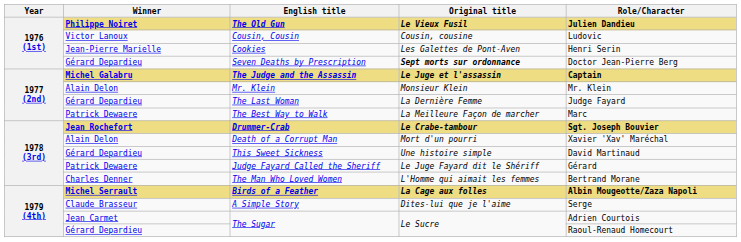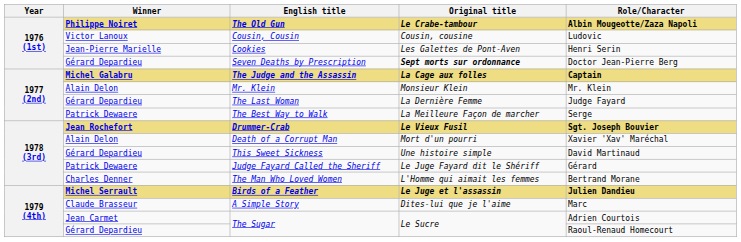(434, 24) Le Vieux Fusil -> (439, 24) Le Crabe-tambour
(601, 24) Julien Dandieu -> (632, 24) Albin Mougeotte/Zaza Napoli
(451, 75) Le Juge et l'assassin -> (444, 75) La Cage aux folles
(578, 114) Marc -> (580, 114) Serge
(439, 127) Le Crabe-tambour -> (434, 127) Le Vieux Fusil
(444, 192) La Cage aux folles -> (451, 192) Le Juge et l'assassin
(632, 192) Albin Mougeotte/Zaza Napoli -> (601, 192) Julien Dandieu
(580, 205) Serge -> (578, 205) Marc
